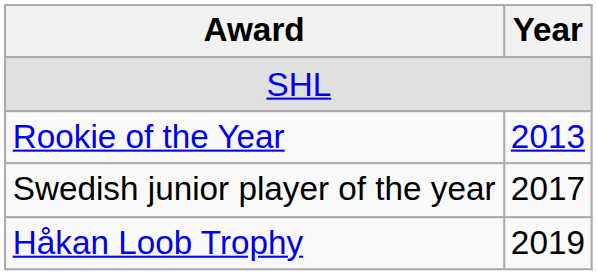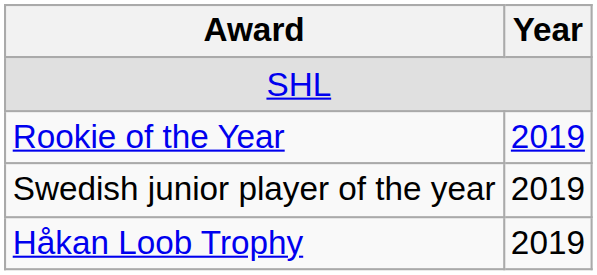(548, 136) 2013 -> (548, 136) 2019
(548, 189) 2017 -> (548, 189) 2019
